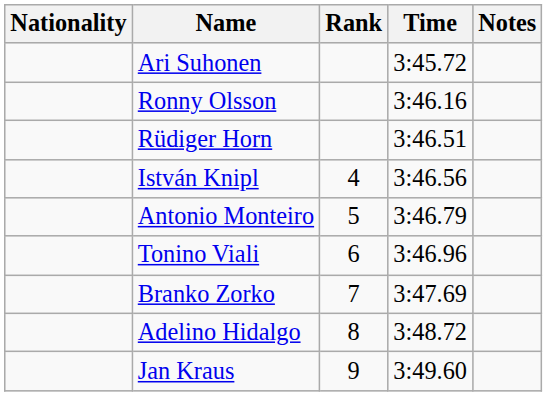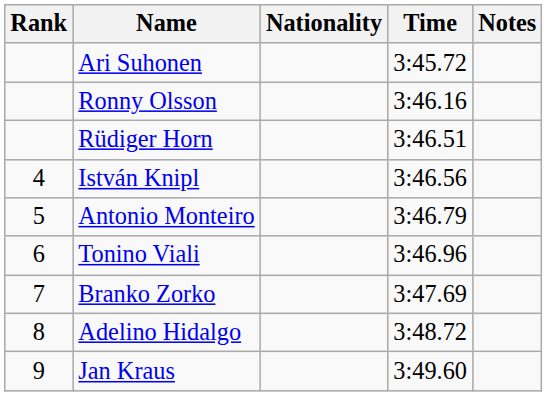columns swapped: (354, 23) <-> (68, 23)
